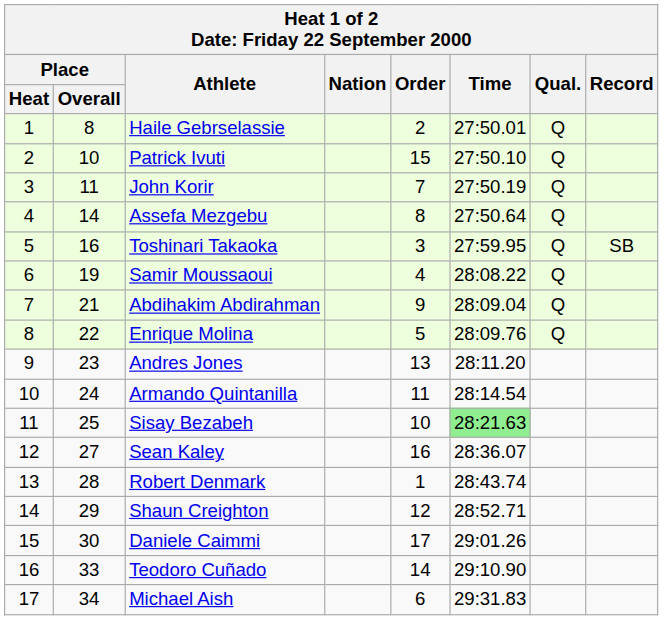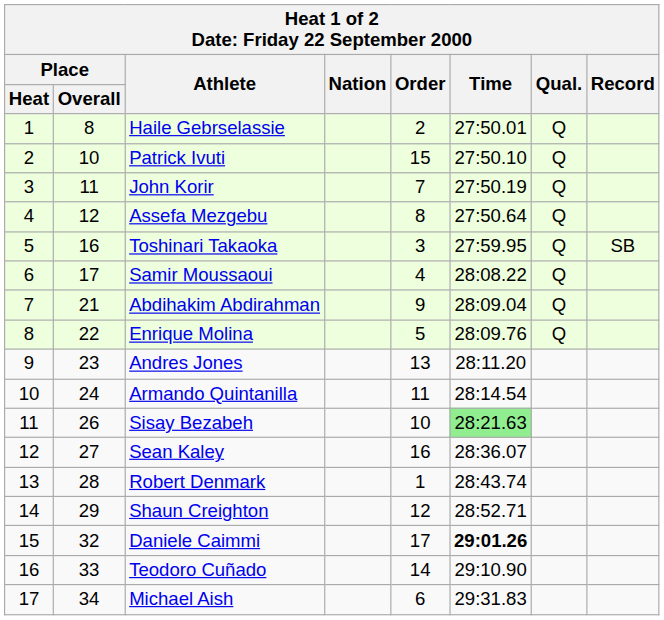(89, 216) 14 -> (89, 216) 12
(89, 275) 19 -> (89, 275) 17
(89, 422) 25 -> (89, 422) 26
(89, 540) 30 -> (89, 540) 32
(490, 540) normal -> (491, 540) bold
